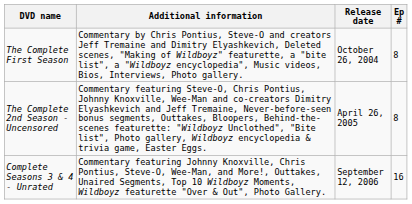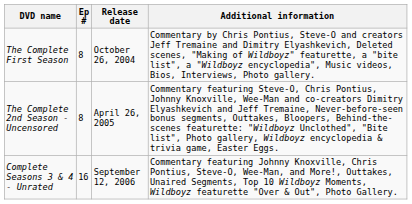columns swapped: (399, 16) <-> (206, 16)
